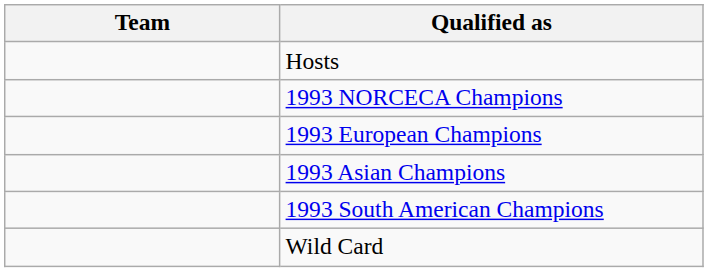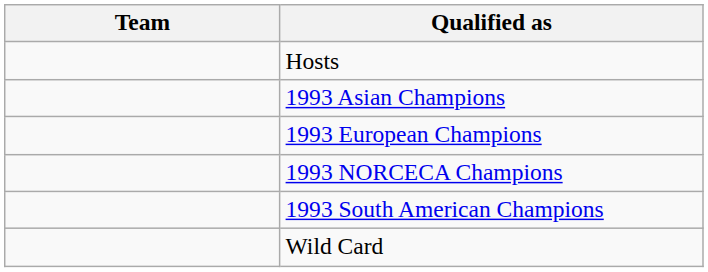rows swapped: (395, 172) <-> (424, 97)
